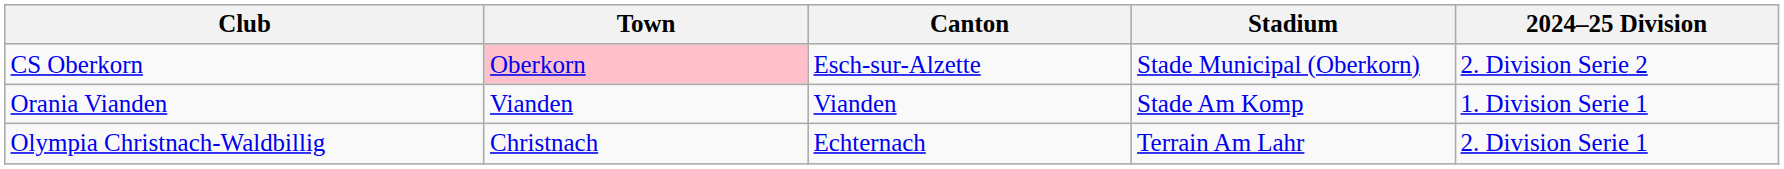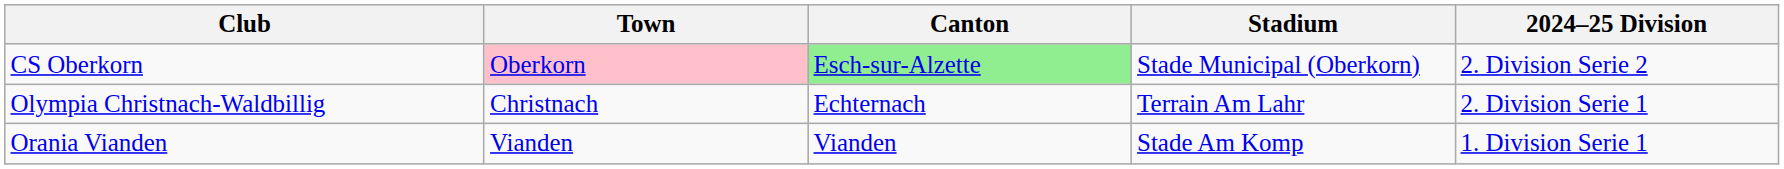(897, 63) no background -> (897, 63) lightgreen background
rows swapped: (168, 143) <-> (89, 103)
